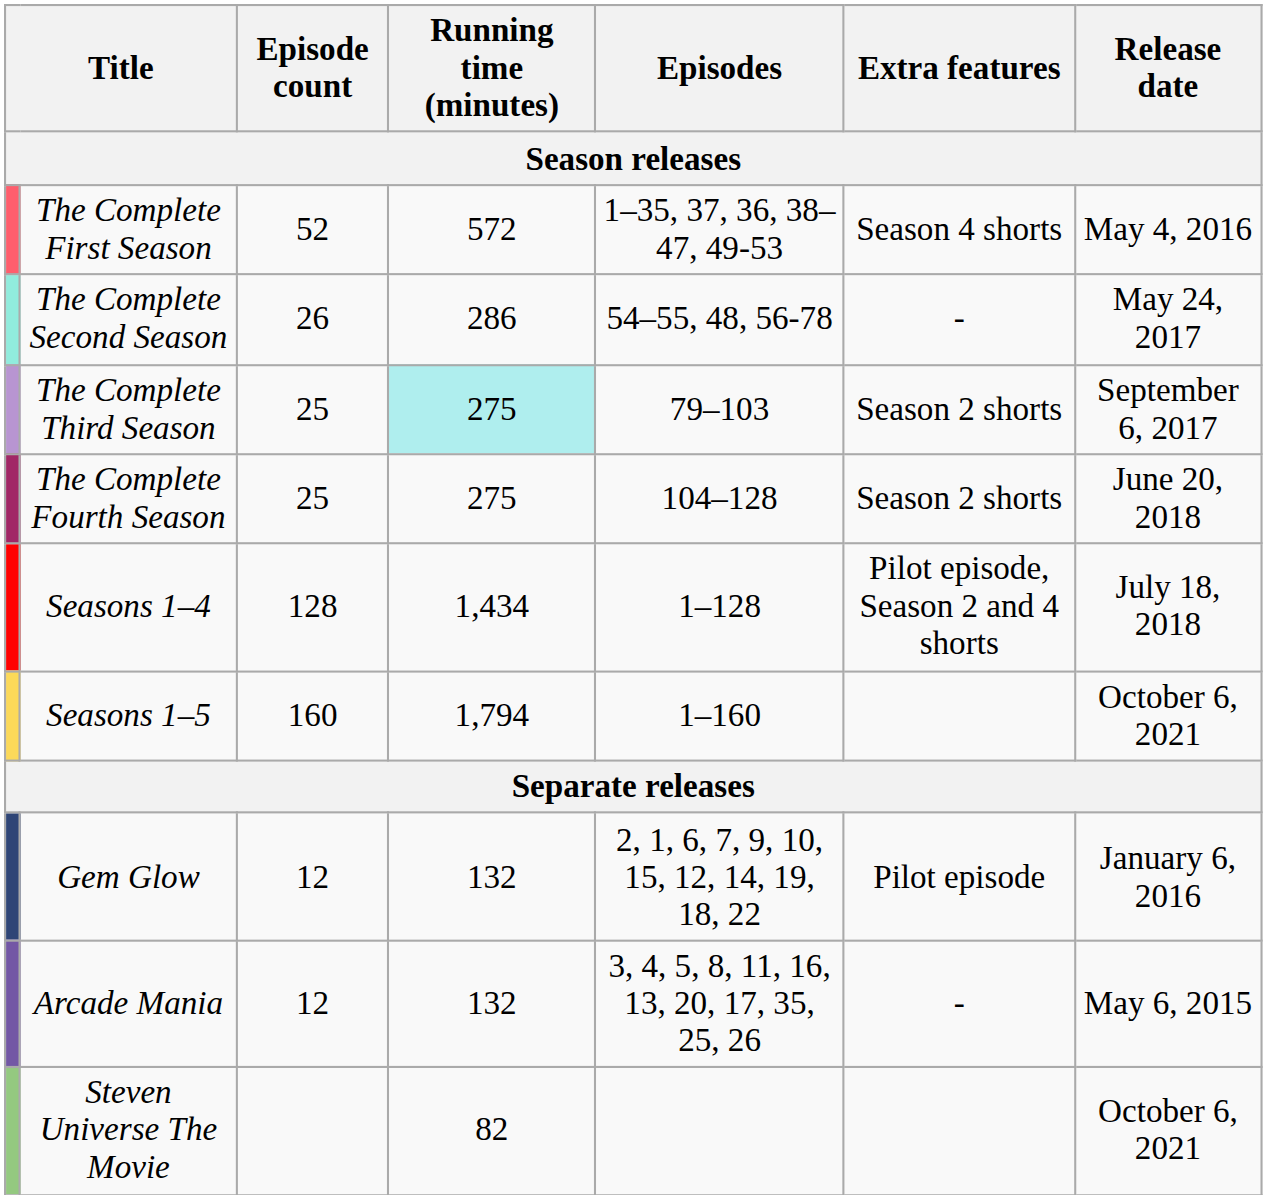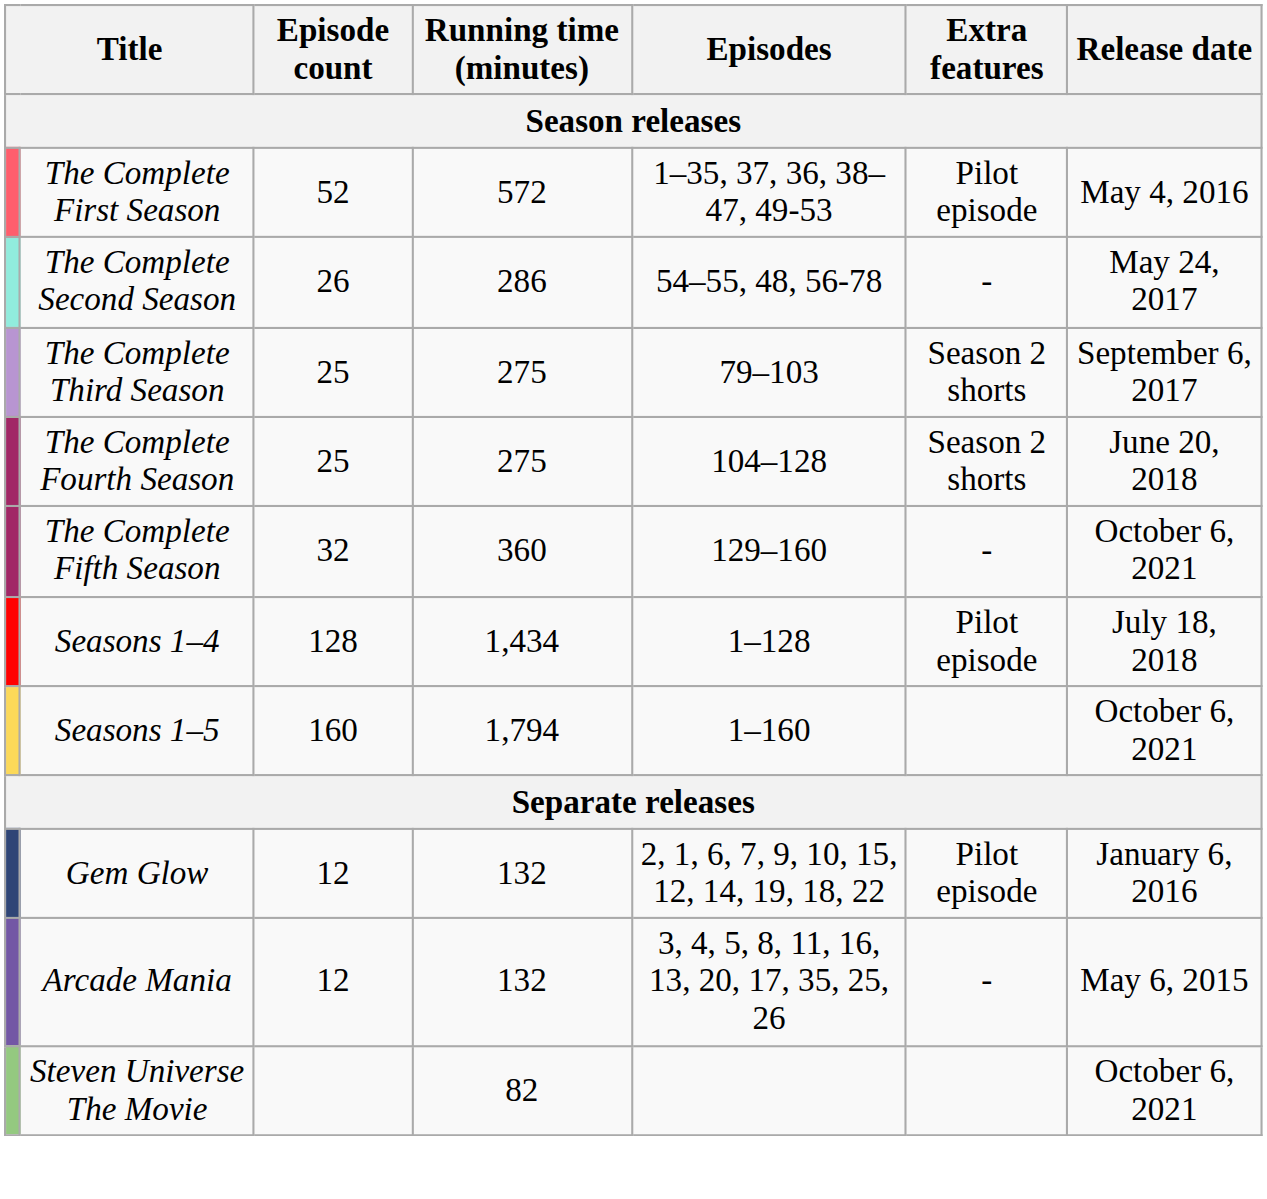(959, 228) Season 4 shorts -> (987, 191) Pilot episode
(492, 408) paleturquoise background -> (522, 371) no background
+ row: (137, 550)
(959, 606) Pilot episode, Season 2 and 4 shorts -> (987, 640) Pilot episode
